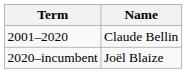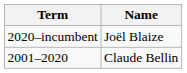rows swapped: (38, 36) <-> (53, 57)
